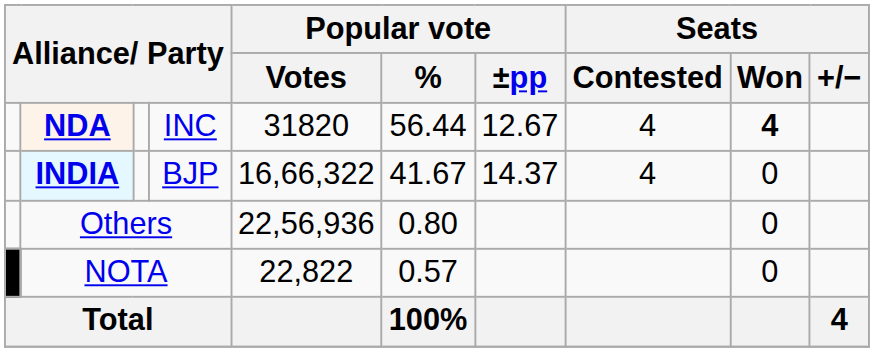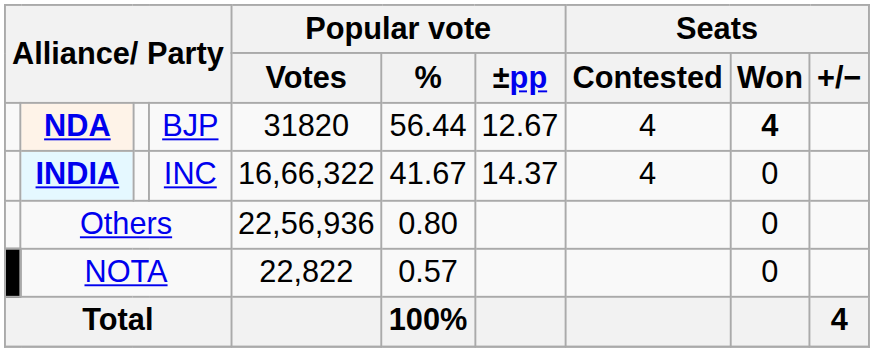(190, 126) INC -> (190, 126) BJP
(190, 175) BJP -> (190, 175) INC
